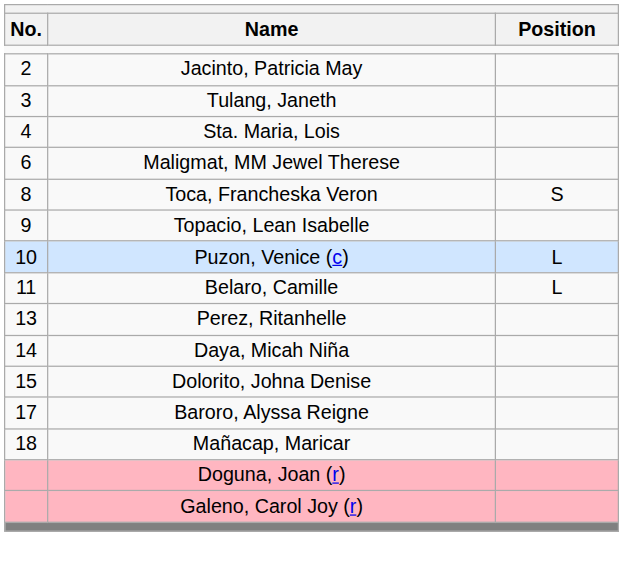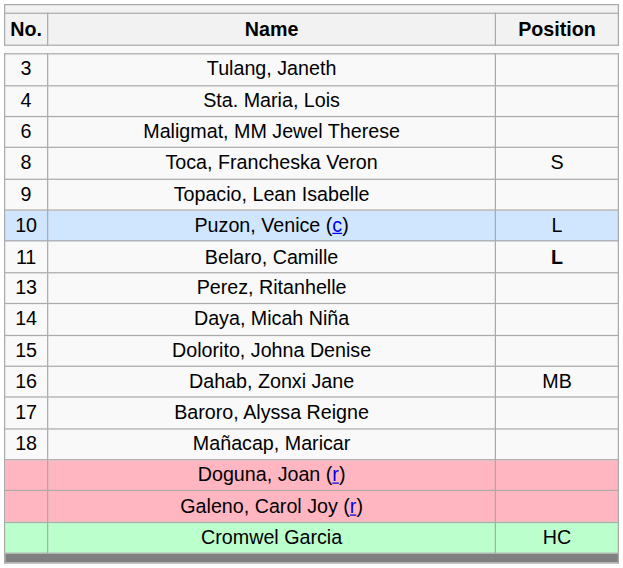- row: (26, 69)
(557, 287) normal -> (557, 256) bold
+ row: (26, 381)
+ row: (26, 538)
